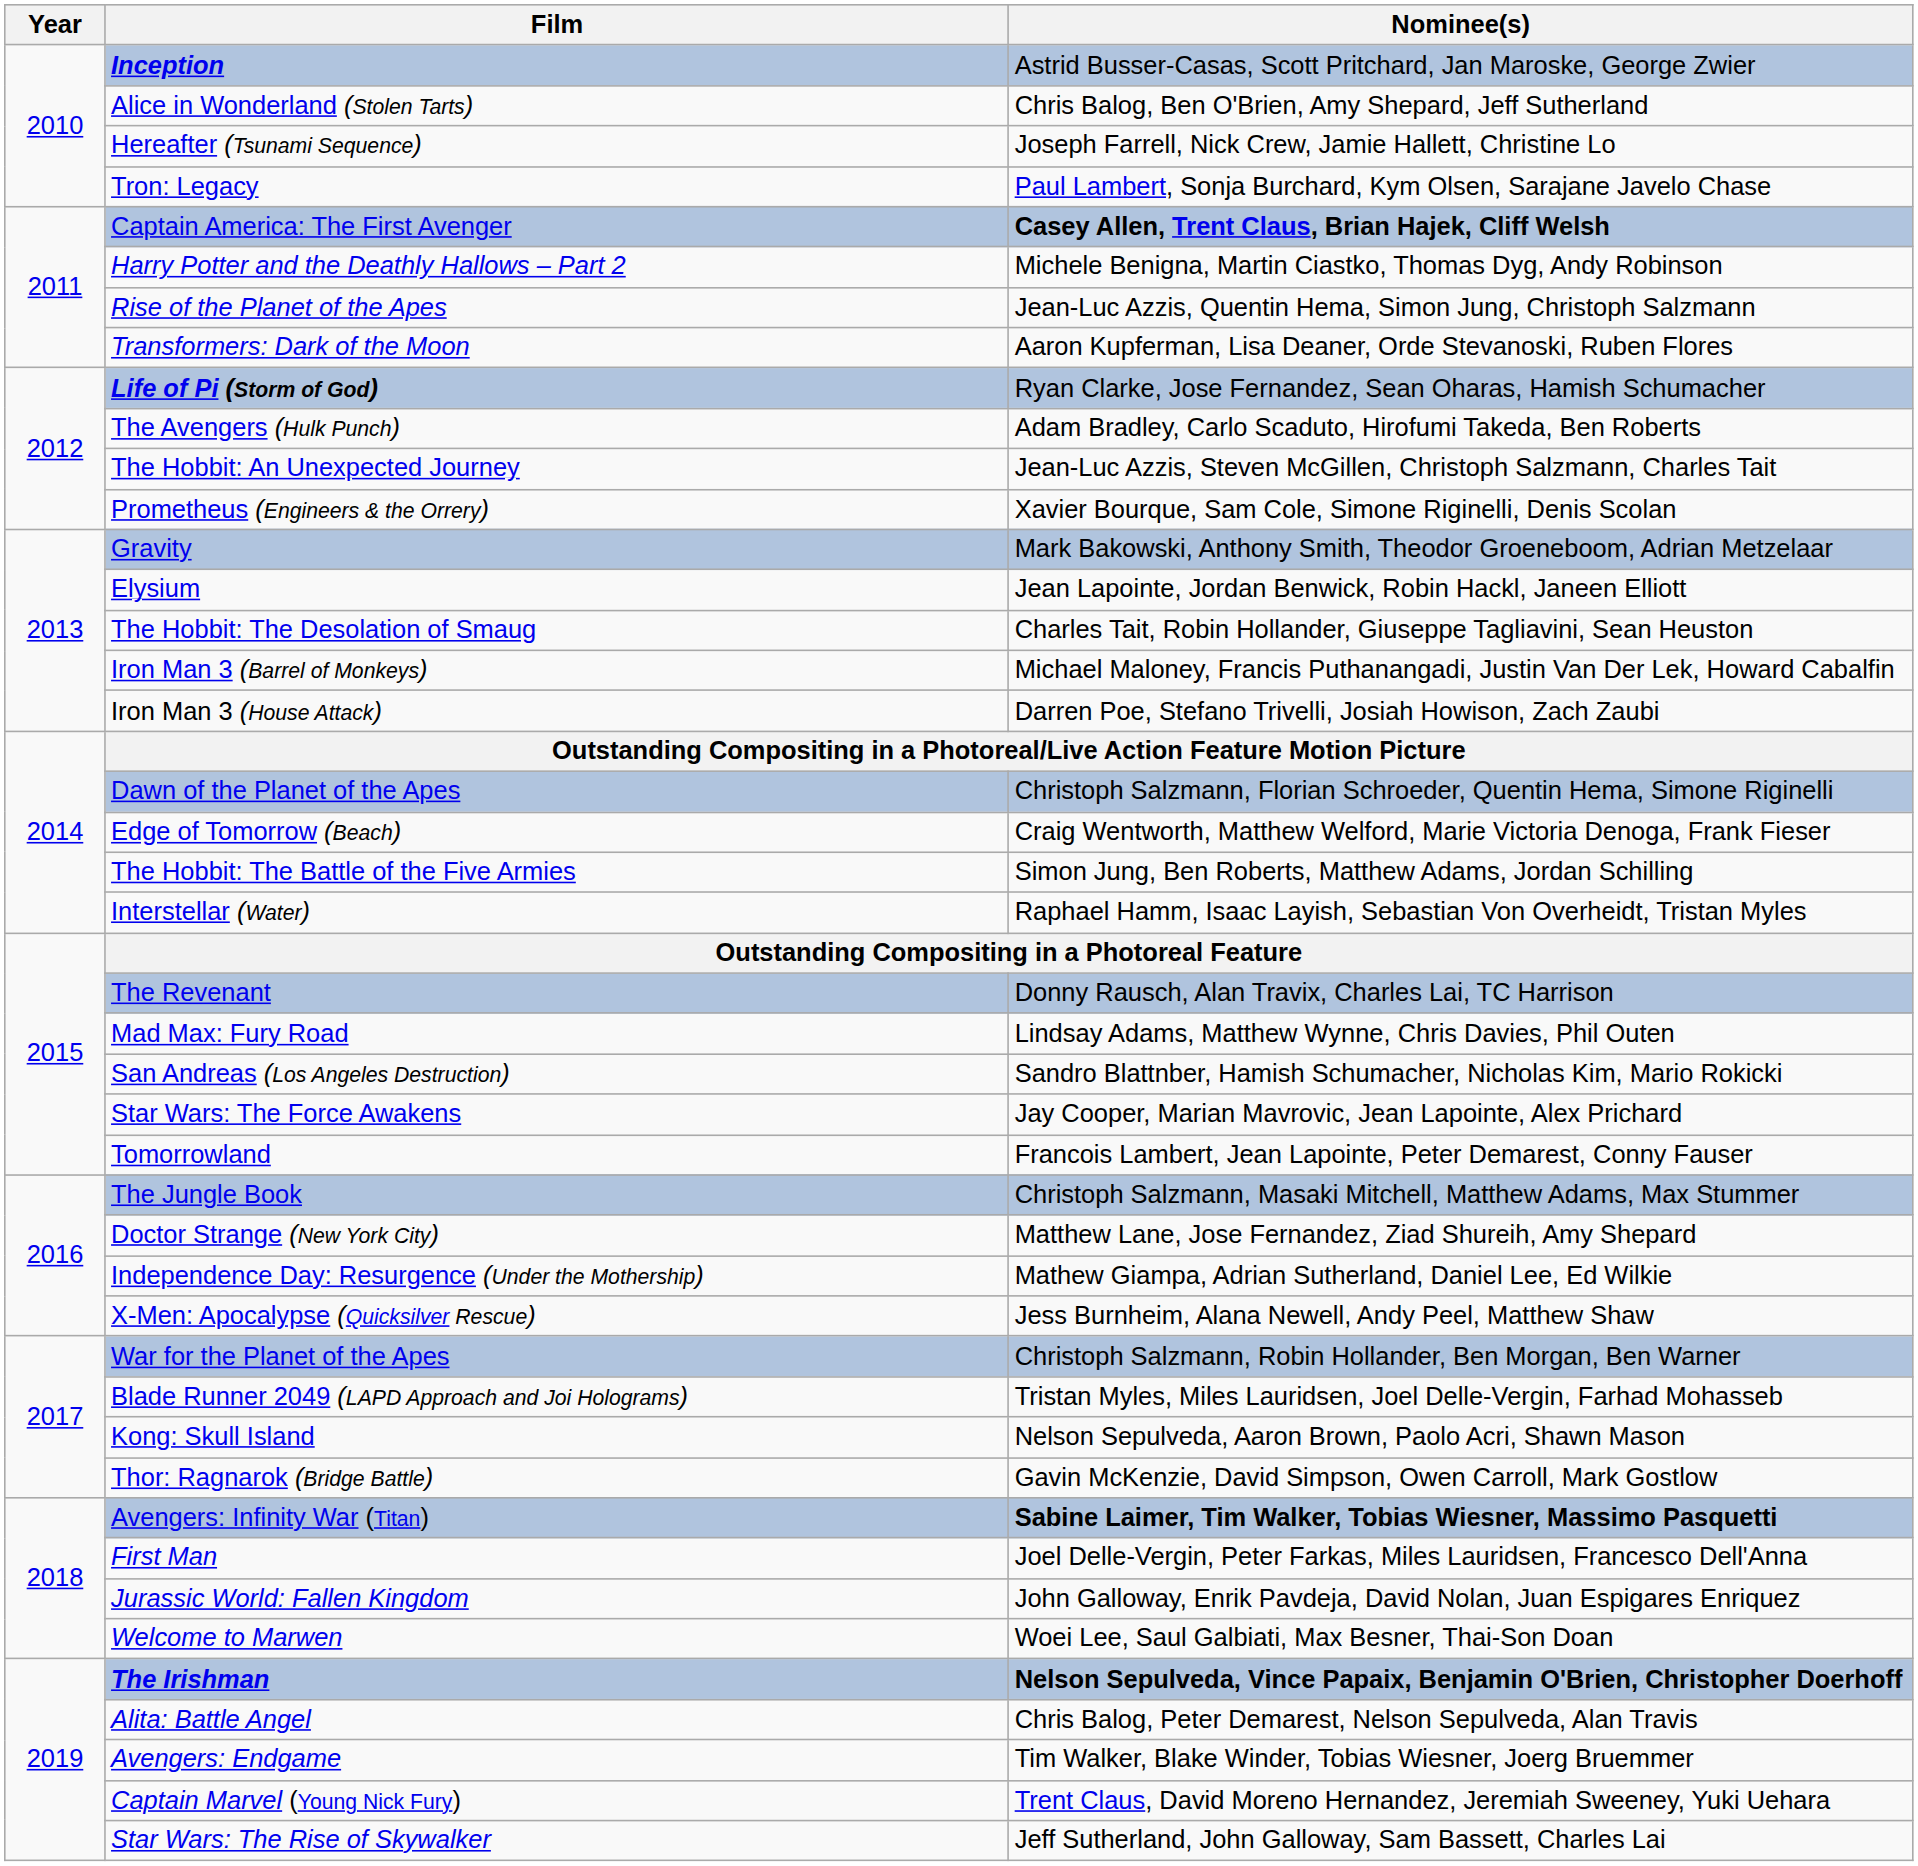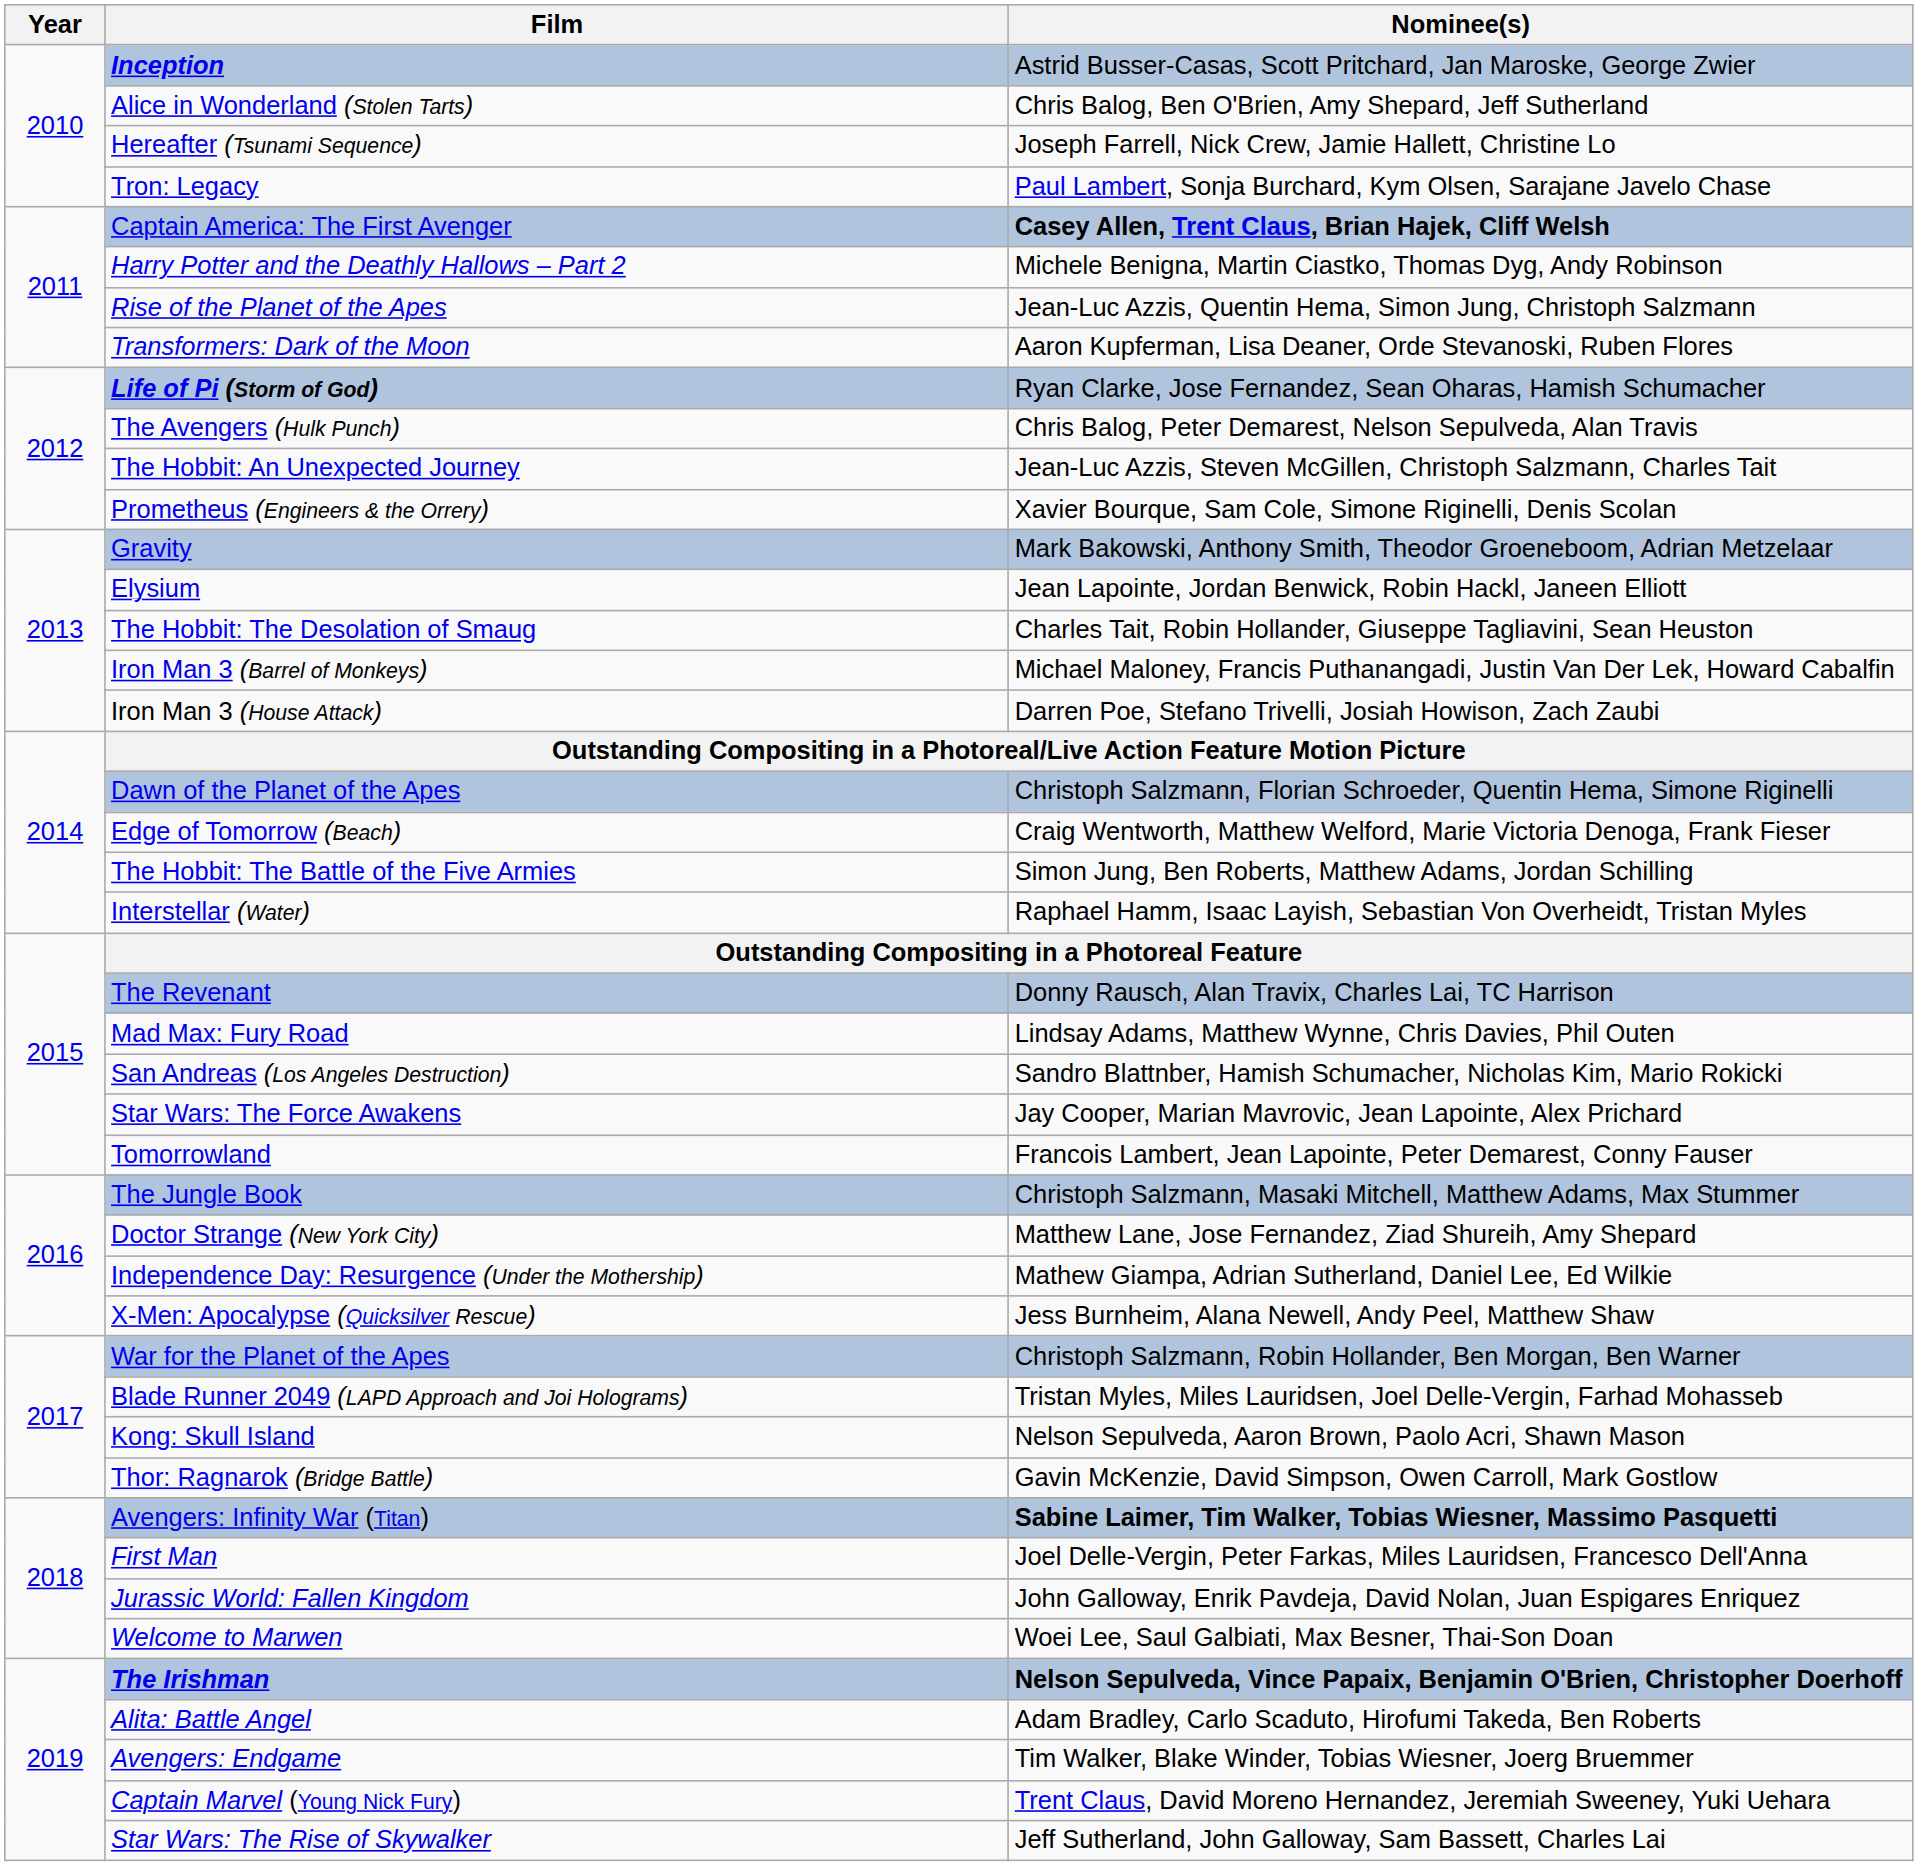(1358, 428) Adam Bradley, Carlo Scaduto, Hirofumi Takeda, Ben Roberts -> (1356, 428) Chris Balog, Peter Demarest, Nelson Sepulveda, Alan Travis
(1356, 1719) Chris Balog, Peter Demarest, Nelson Sepulveda, Alan Travis -> (1358, 1719) Adam Bradley, Carlo Scaduto, Hirofumi Takeda, Ben Roberts
